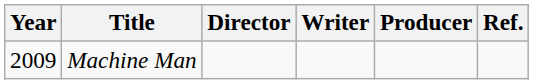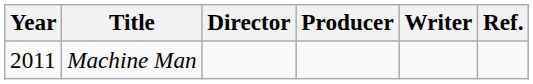columns swapped: (335, 22) <-> (426, 22)
(33, 59) 2009 -> (33, 59) 2011
